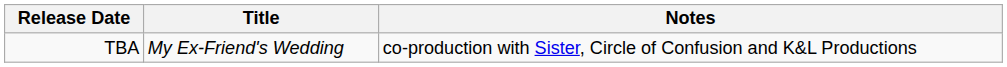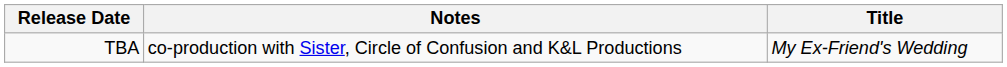columns swapped: (261, 18) <-> (691, 18)
